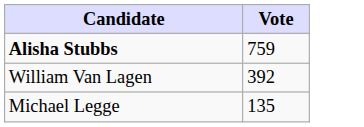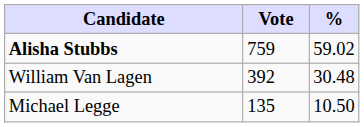+ column: (334, 19)
